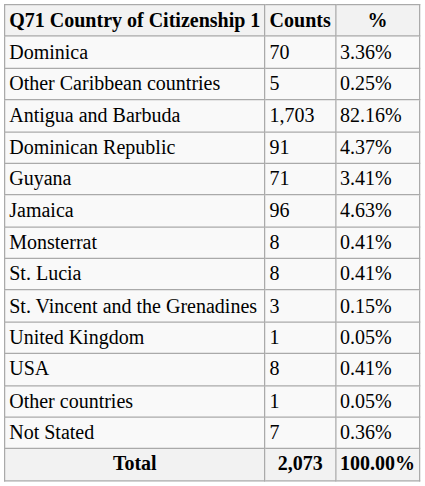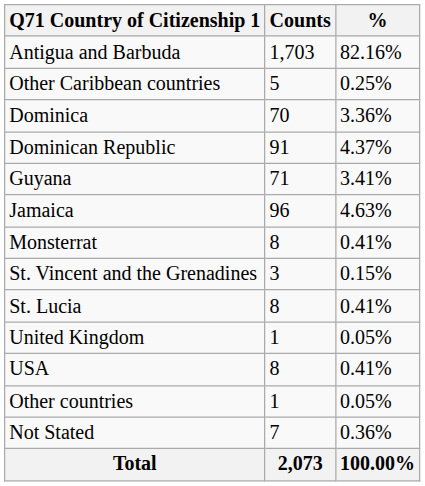rows swapped: (95, 115) <-> (49, 52)
rows swapped: (45, 274) <-> (133, 305)
